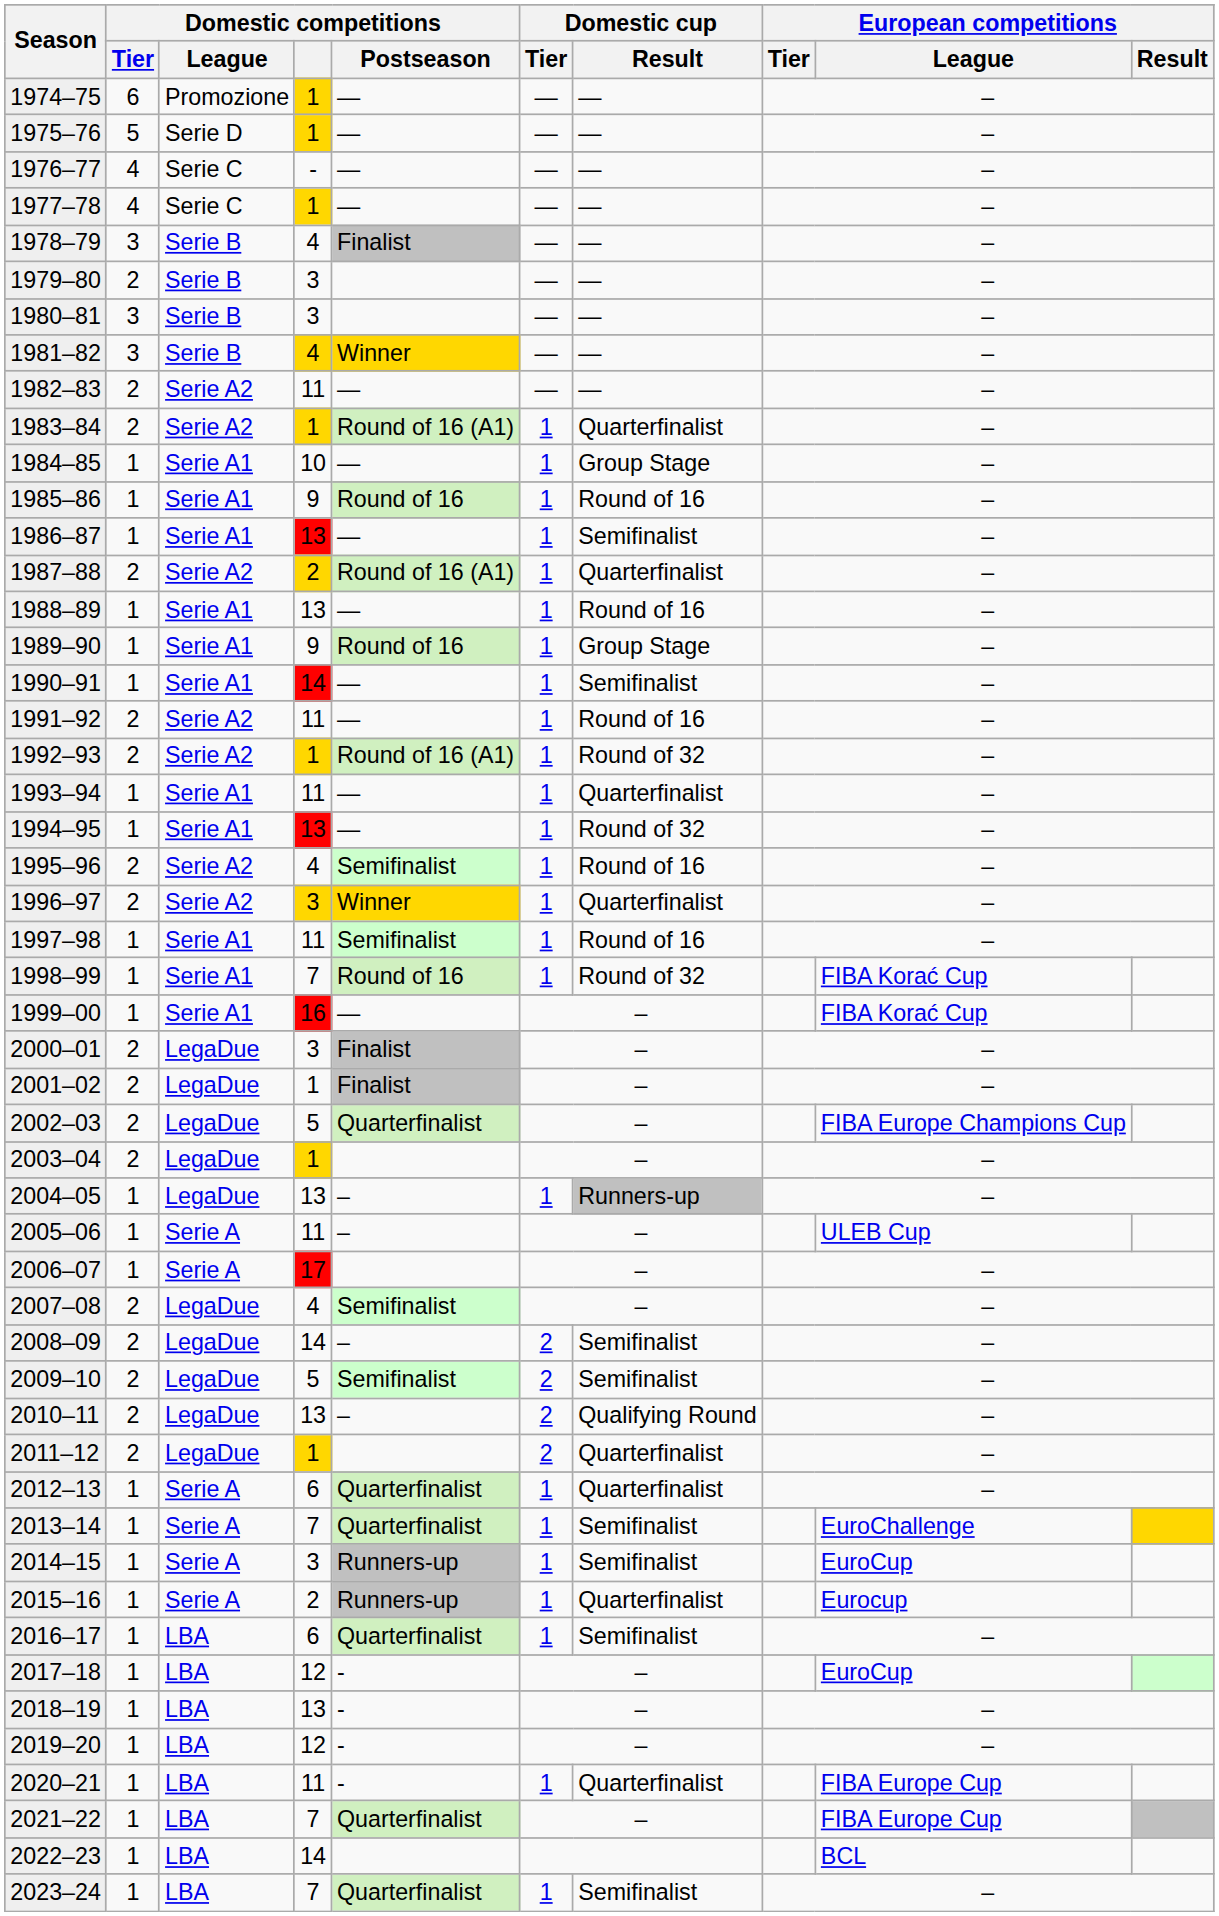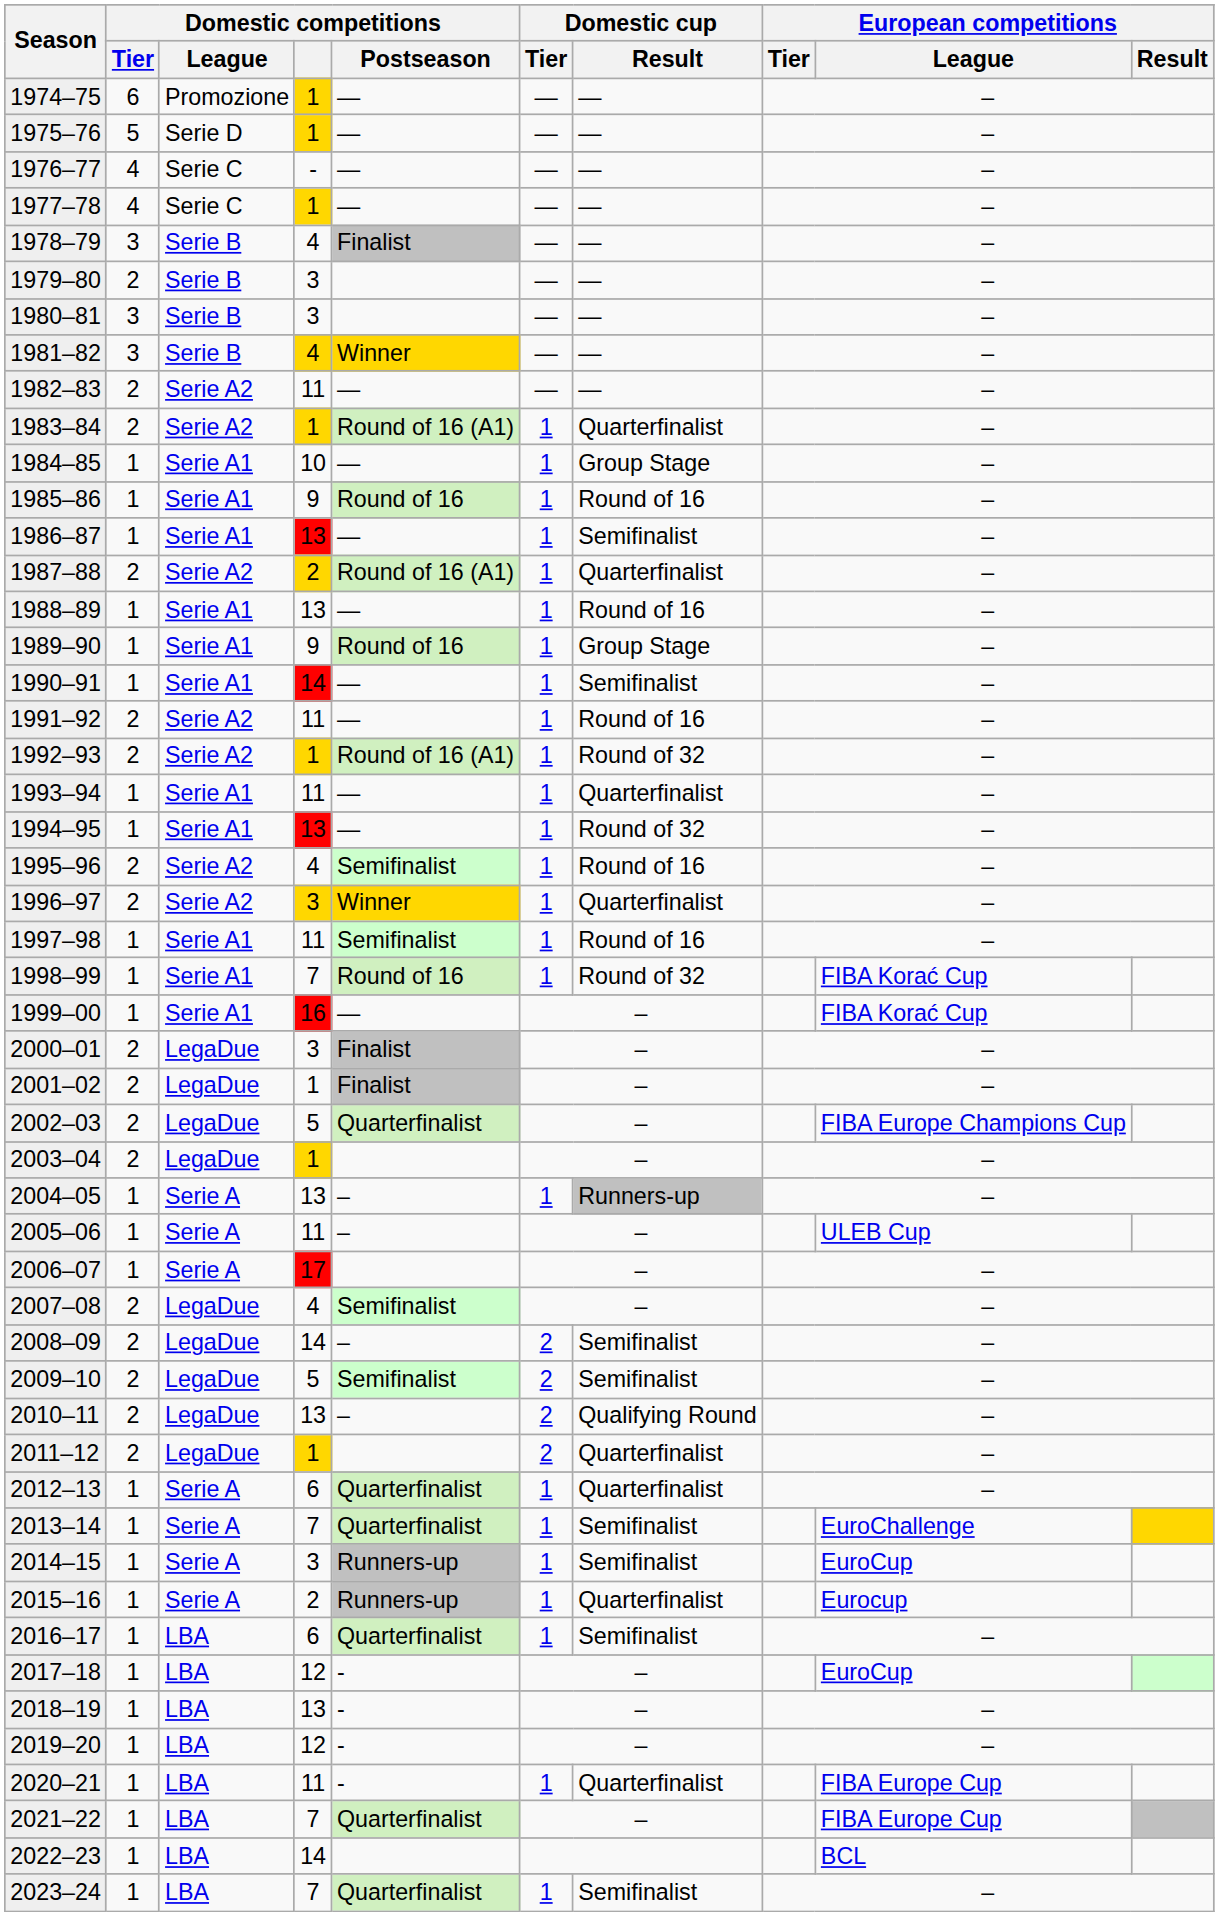(212, 1196) LegaDue -> (203, 1196) Serie A
